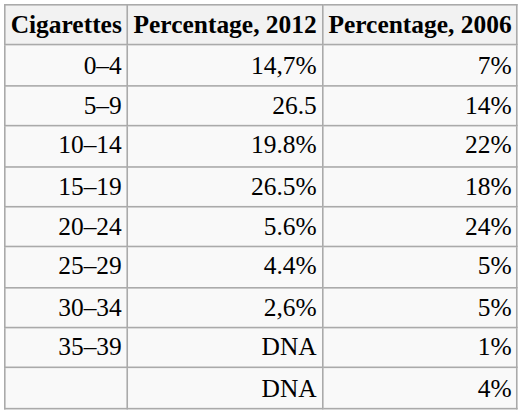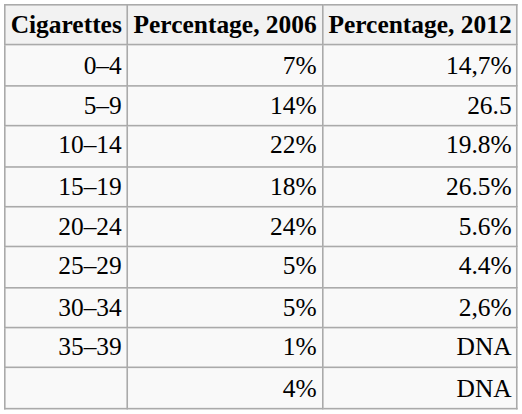columns swapped: (420, 24) <-> (225, 24)
